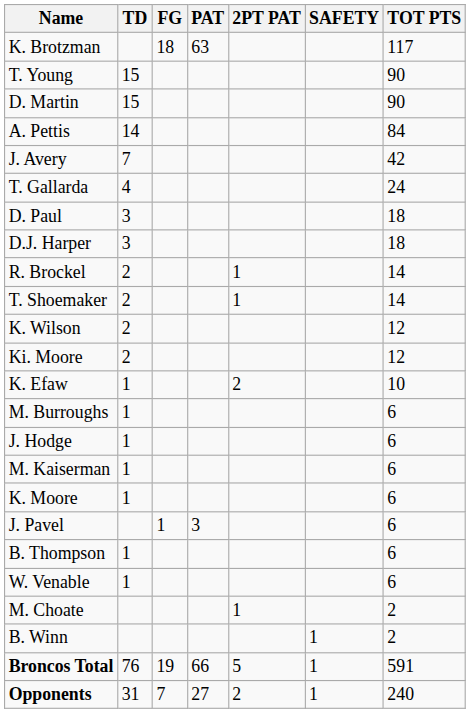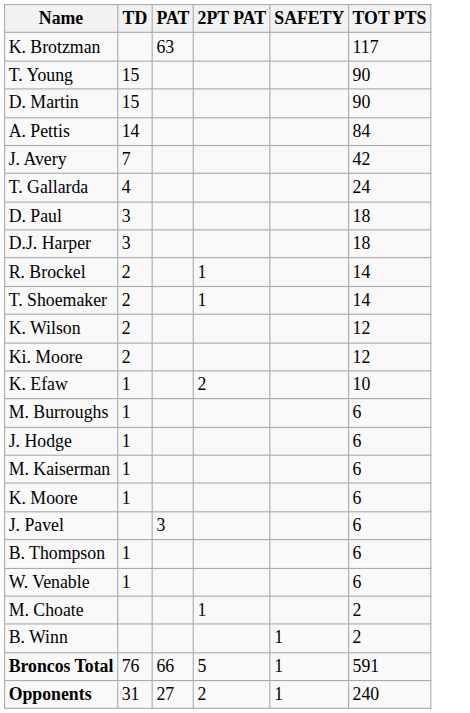- column: (170, 18)
